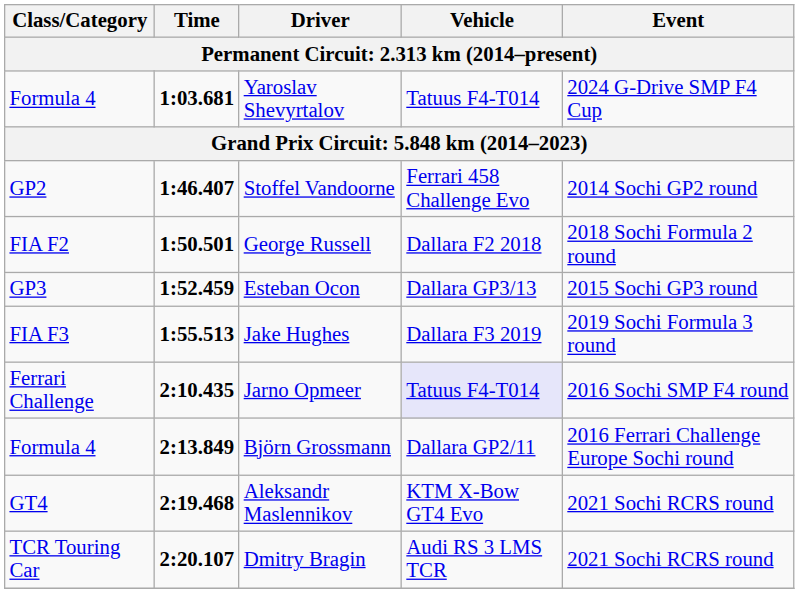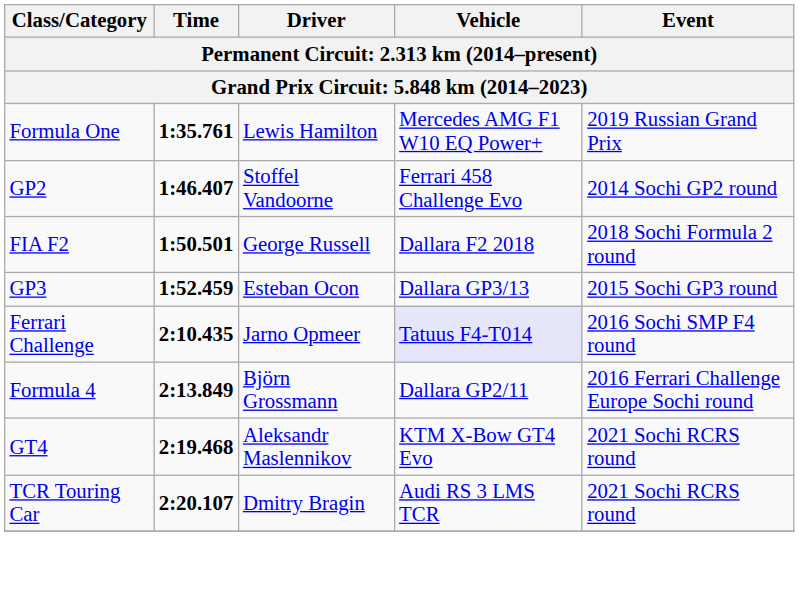- row: (294, 98)
+ row: (310, 131)
- row: (297, 333)
